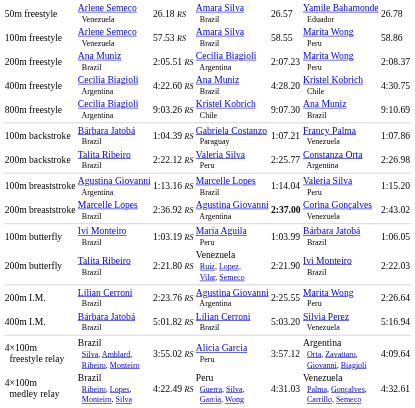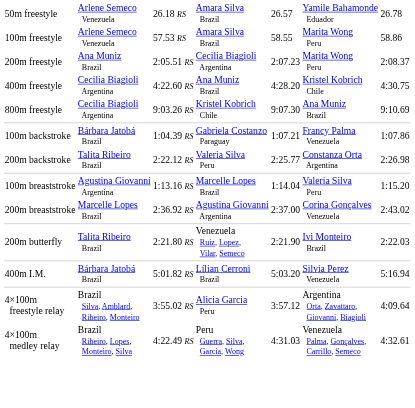(286, 210) bold -> (286, 210) normal
- row: (33, 237)
- row: (25, 298)
